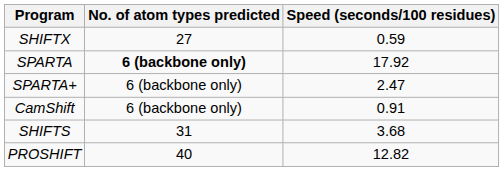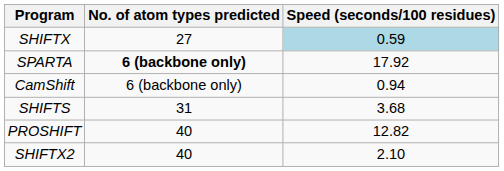(391, 39) no background -> (391, 39) lightblue background
- row: (45, 85)
(391, 108) 0.91 -> (391, 85) 0.94
+ row: (45, 154)
